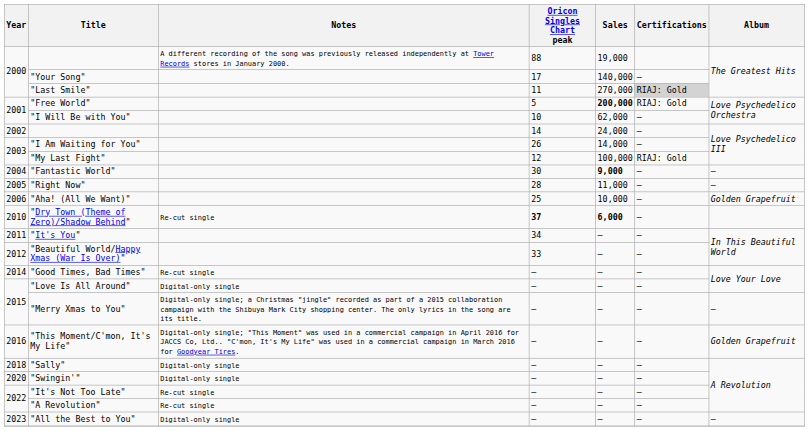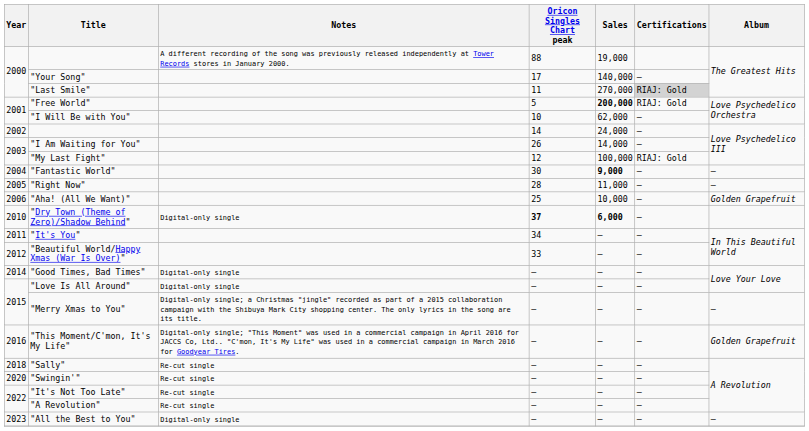(187, 218) Re-cut single -> (200, 218) Digital-only single
(187, 273) Re-cut single -> (200, 273) Digital-only single
(200, 365) Digital-only single -> (187, 365) Re-cut single
(200, 379) Digital-only single -> (187, 379) Re-cut single
